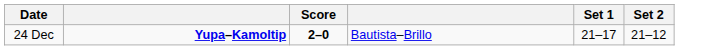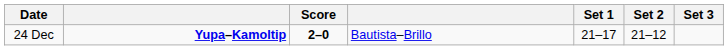+ column: (699, 15)
